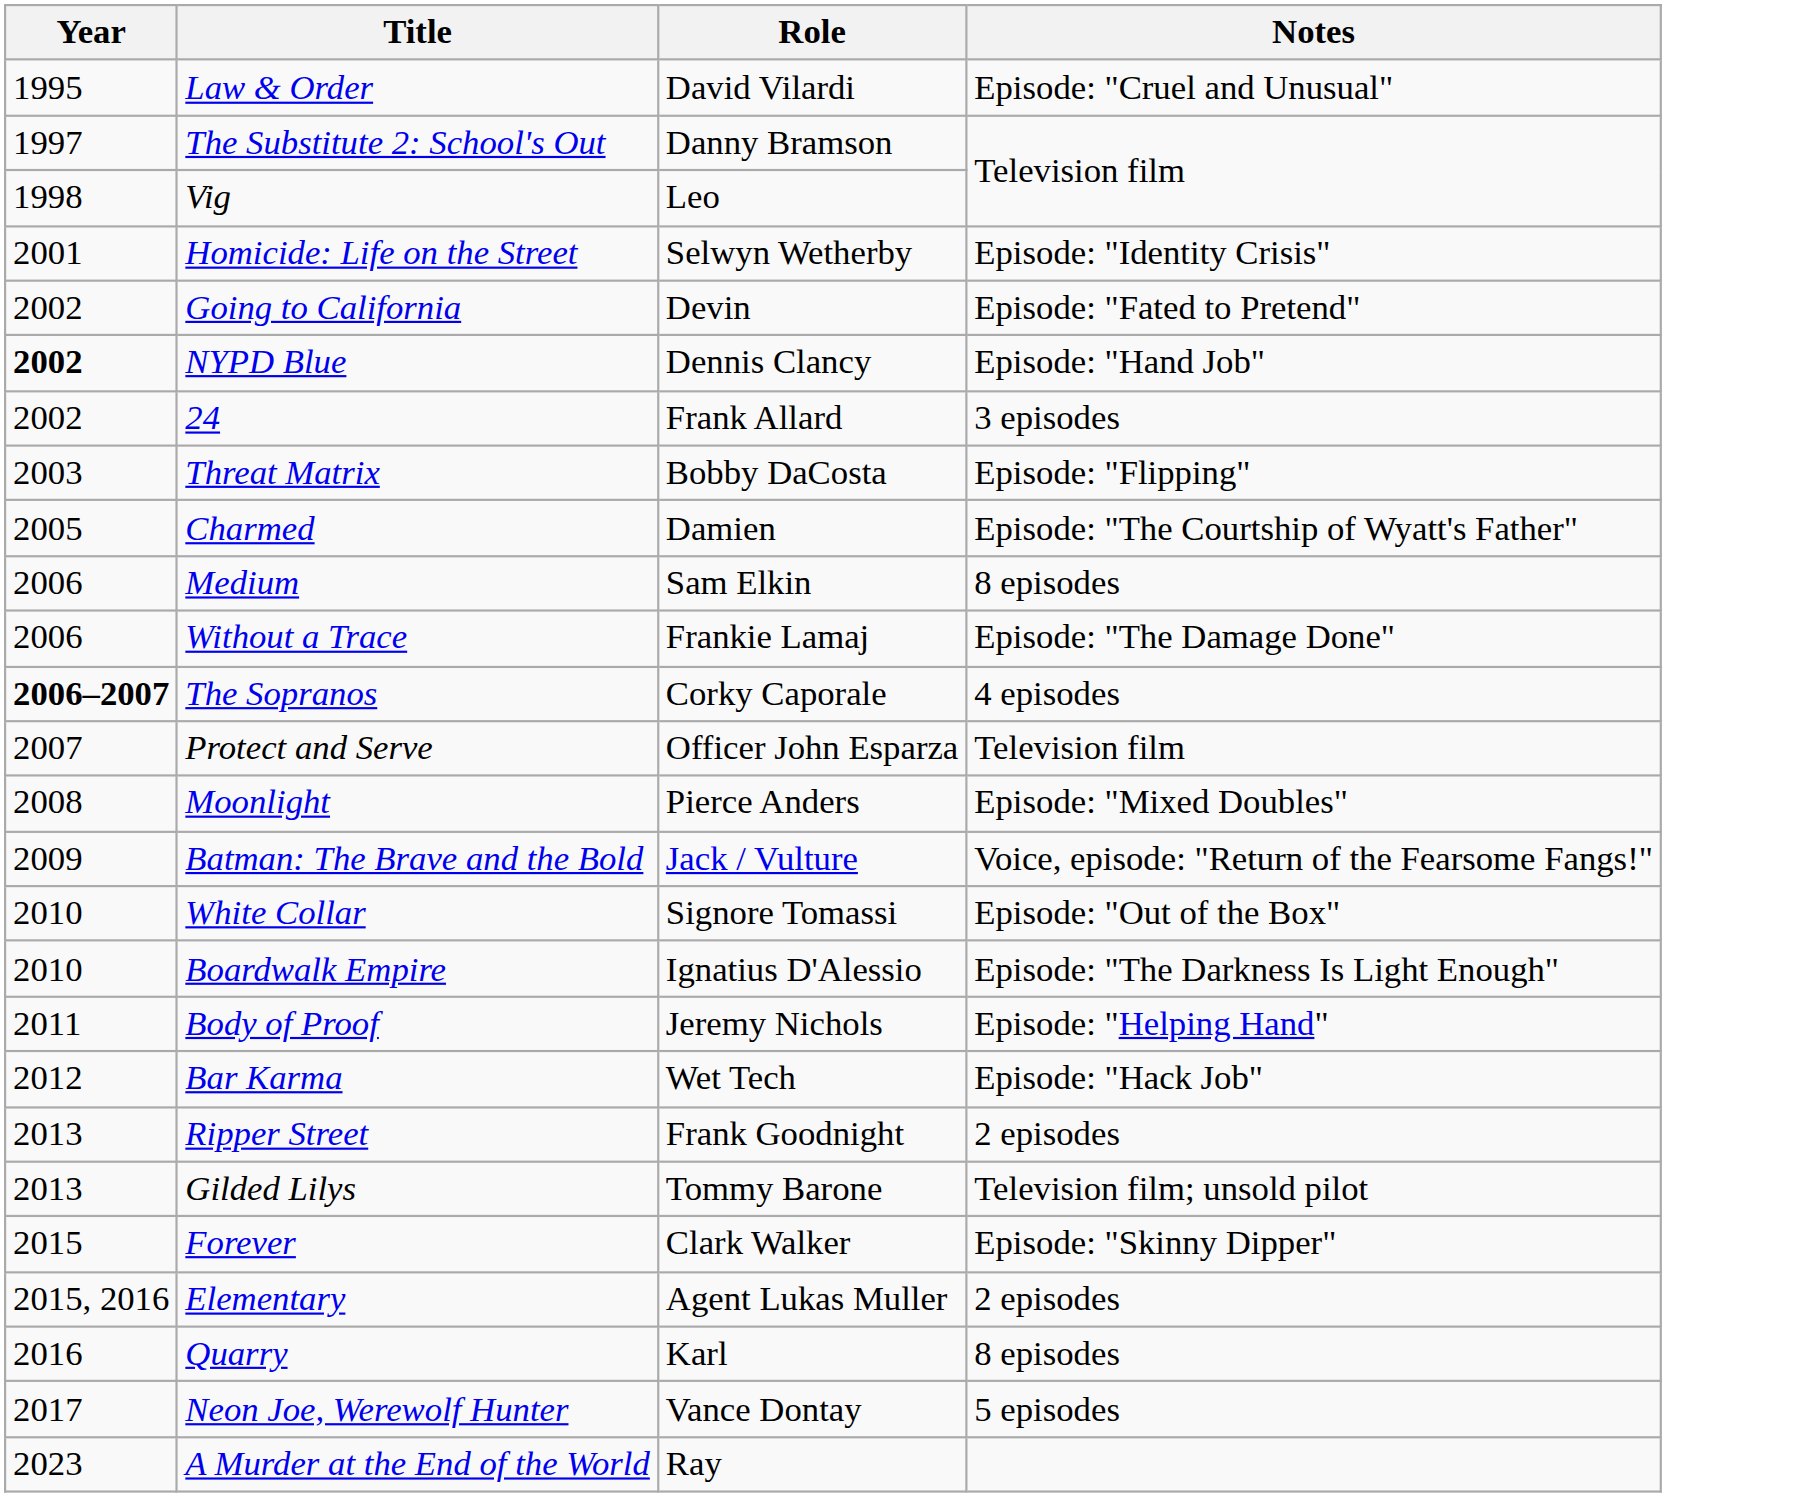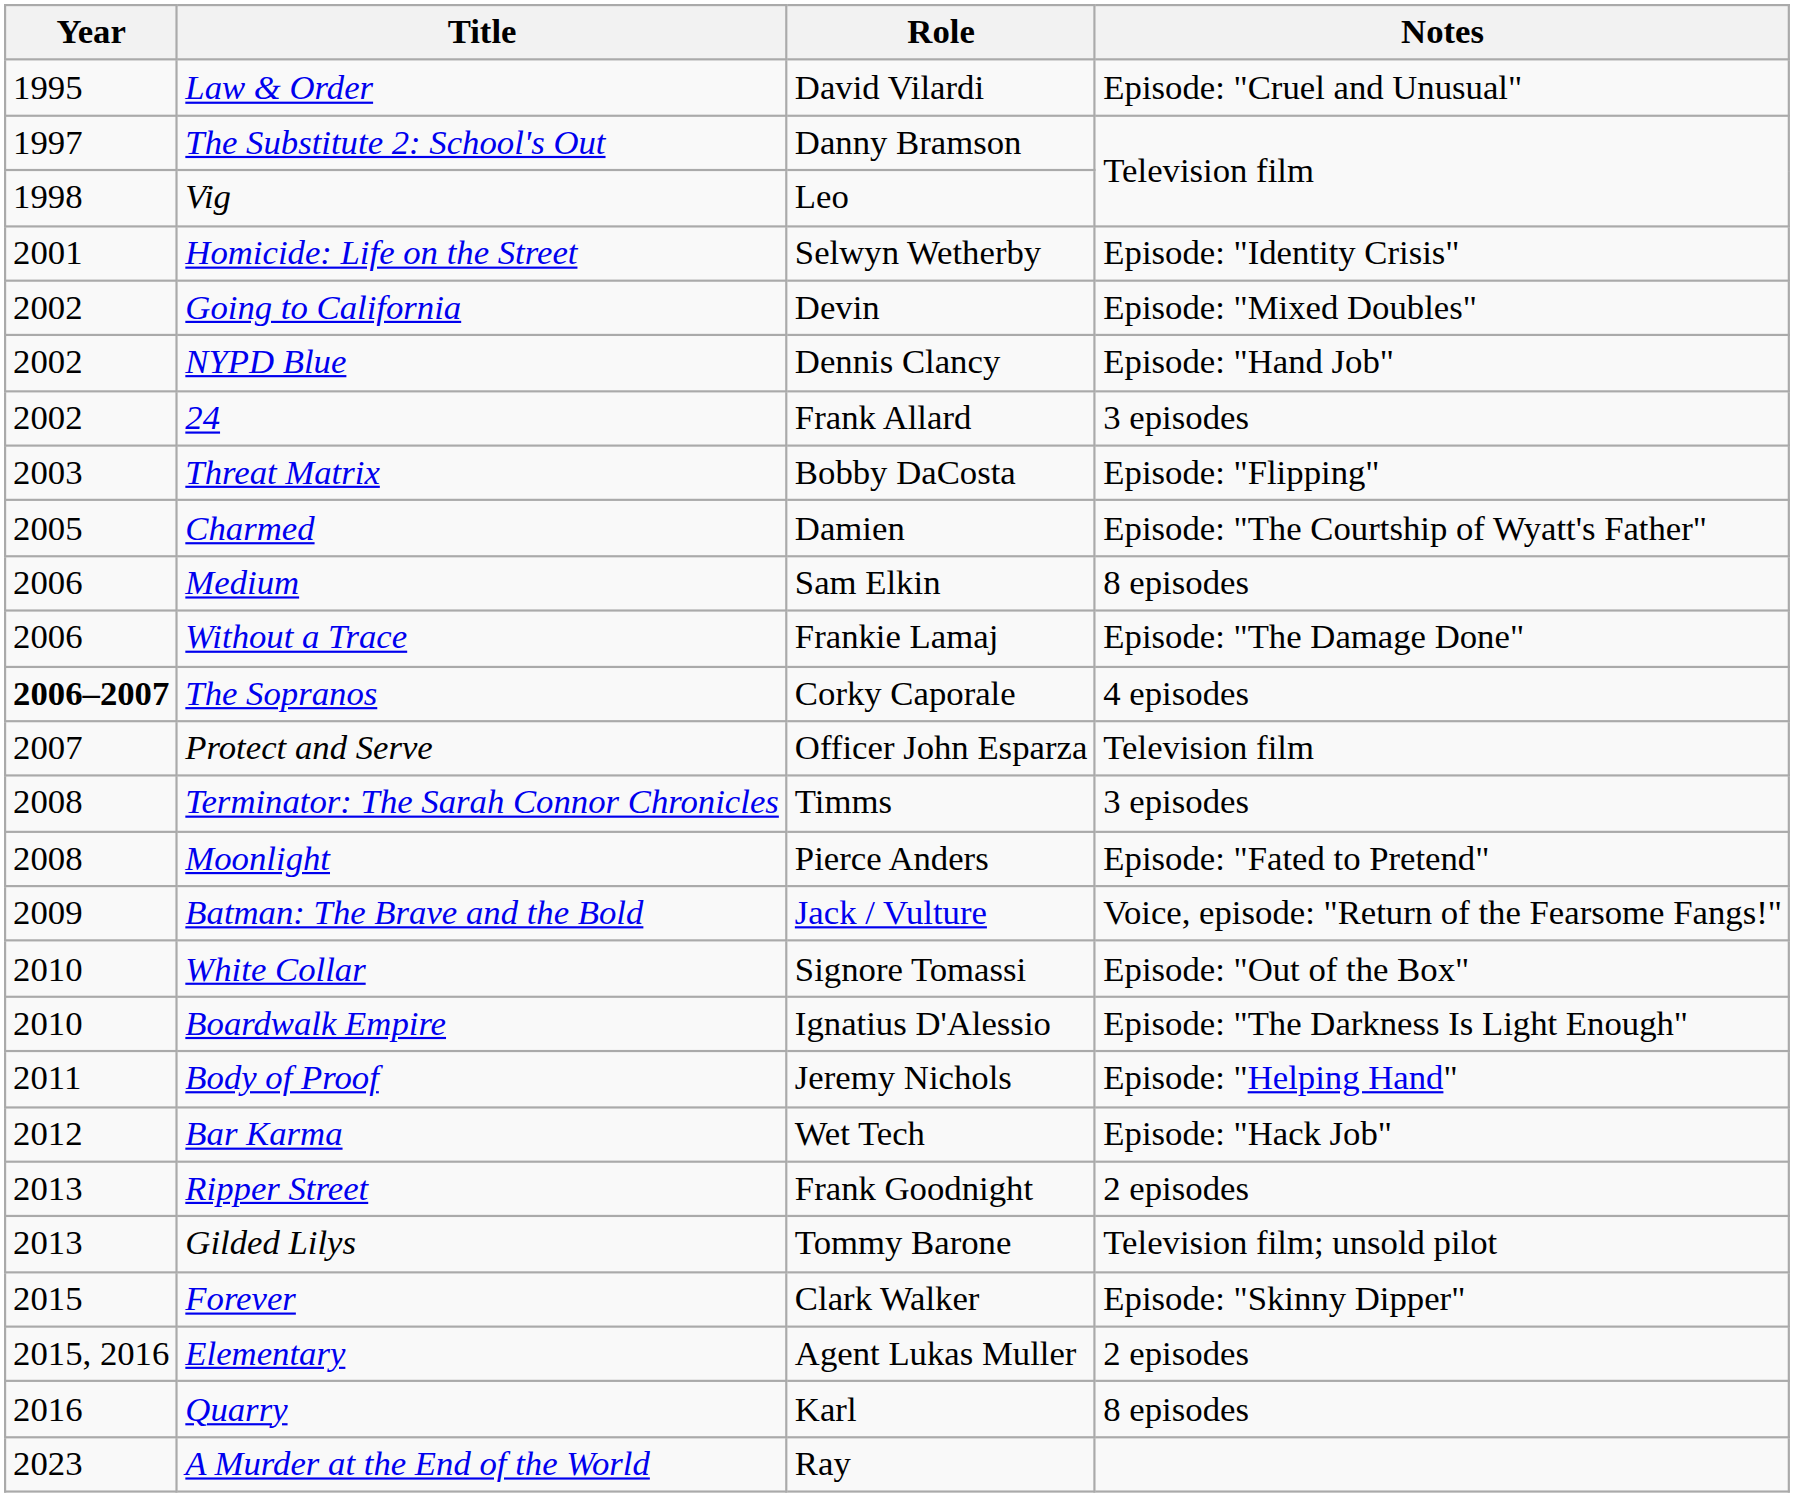(1167, 307) Episode: "Fated to Pretend" -> (1290, 307) Episode: "Mixed Doubles"
(48, 362) bold -> (48, 362) normal
+ row: (482, 802)
(1161, 802) Episode: "Mixed Doubles" -> (1296, 857) Episode: "Fated to Pretend"
- row: (377, 1408)
